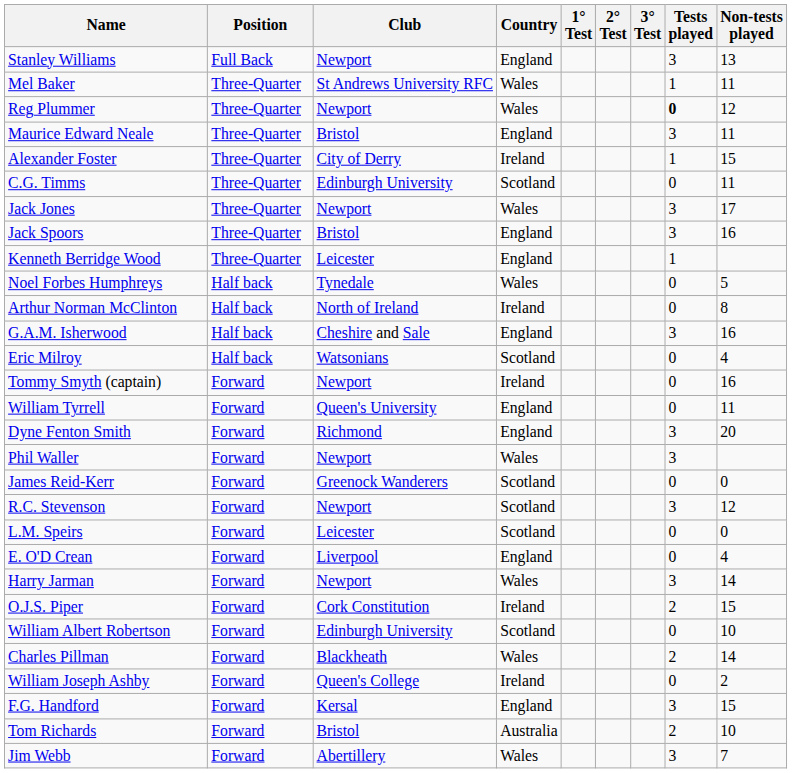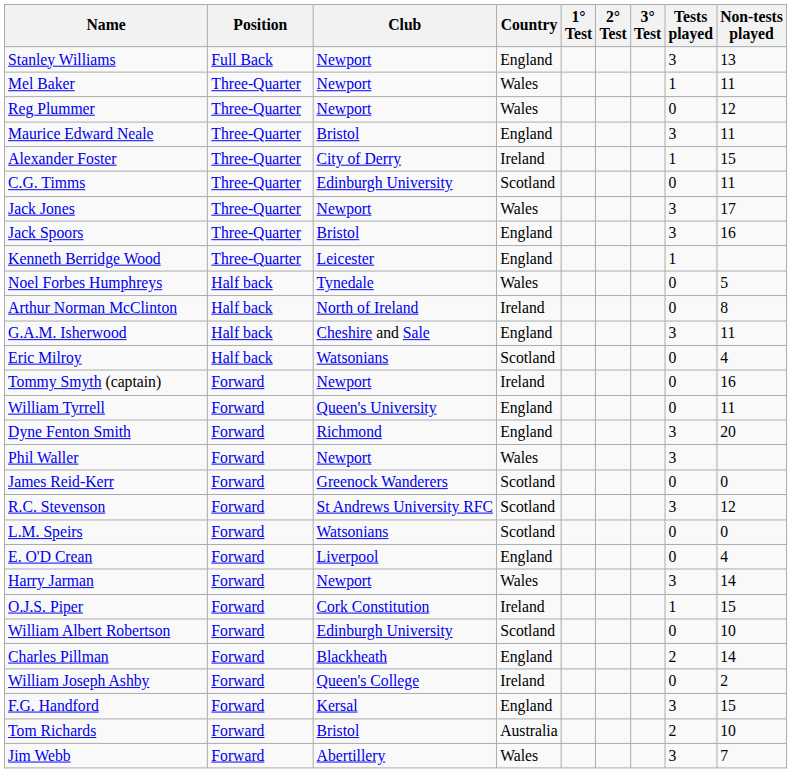(405, 84) St Andrews University RFC -> (344, 84) Newport
(672, 109) bold -> (672, 109) normal
(728, 332) 16 -> (728, 332) 11
(344, 507) Newport -> (405, 507) St Andrews University RFC
(345, 531) Leicester -> (353, 531) Watsonians
(672, 606) 2 -> (672, 606) 1
(519, 656) Wales -> (526, 656) England
